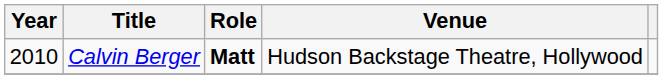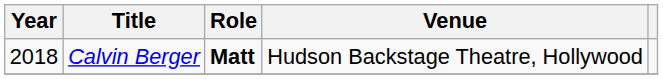(34, 56) 2010 -> (34, 56) 2018
